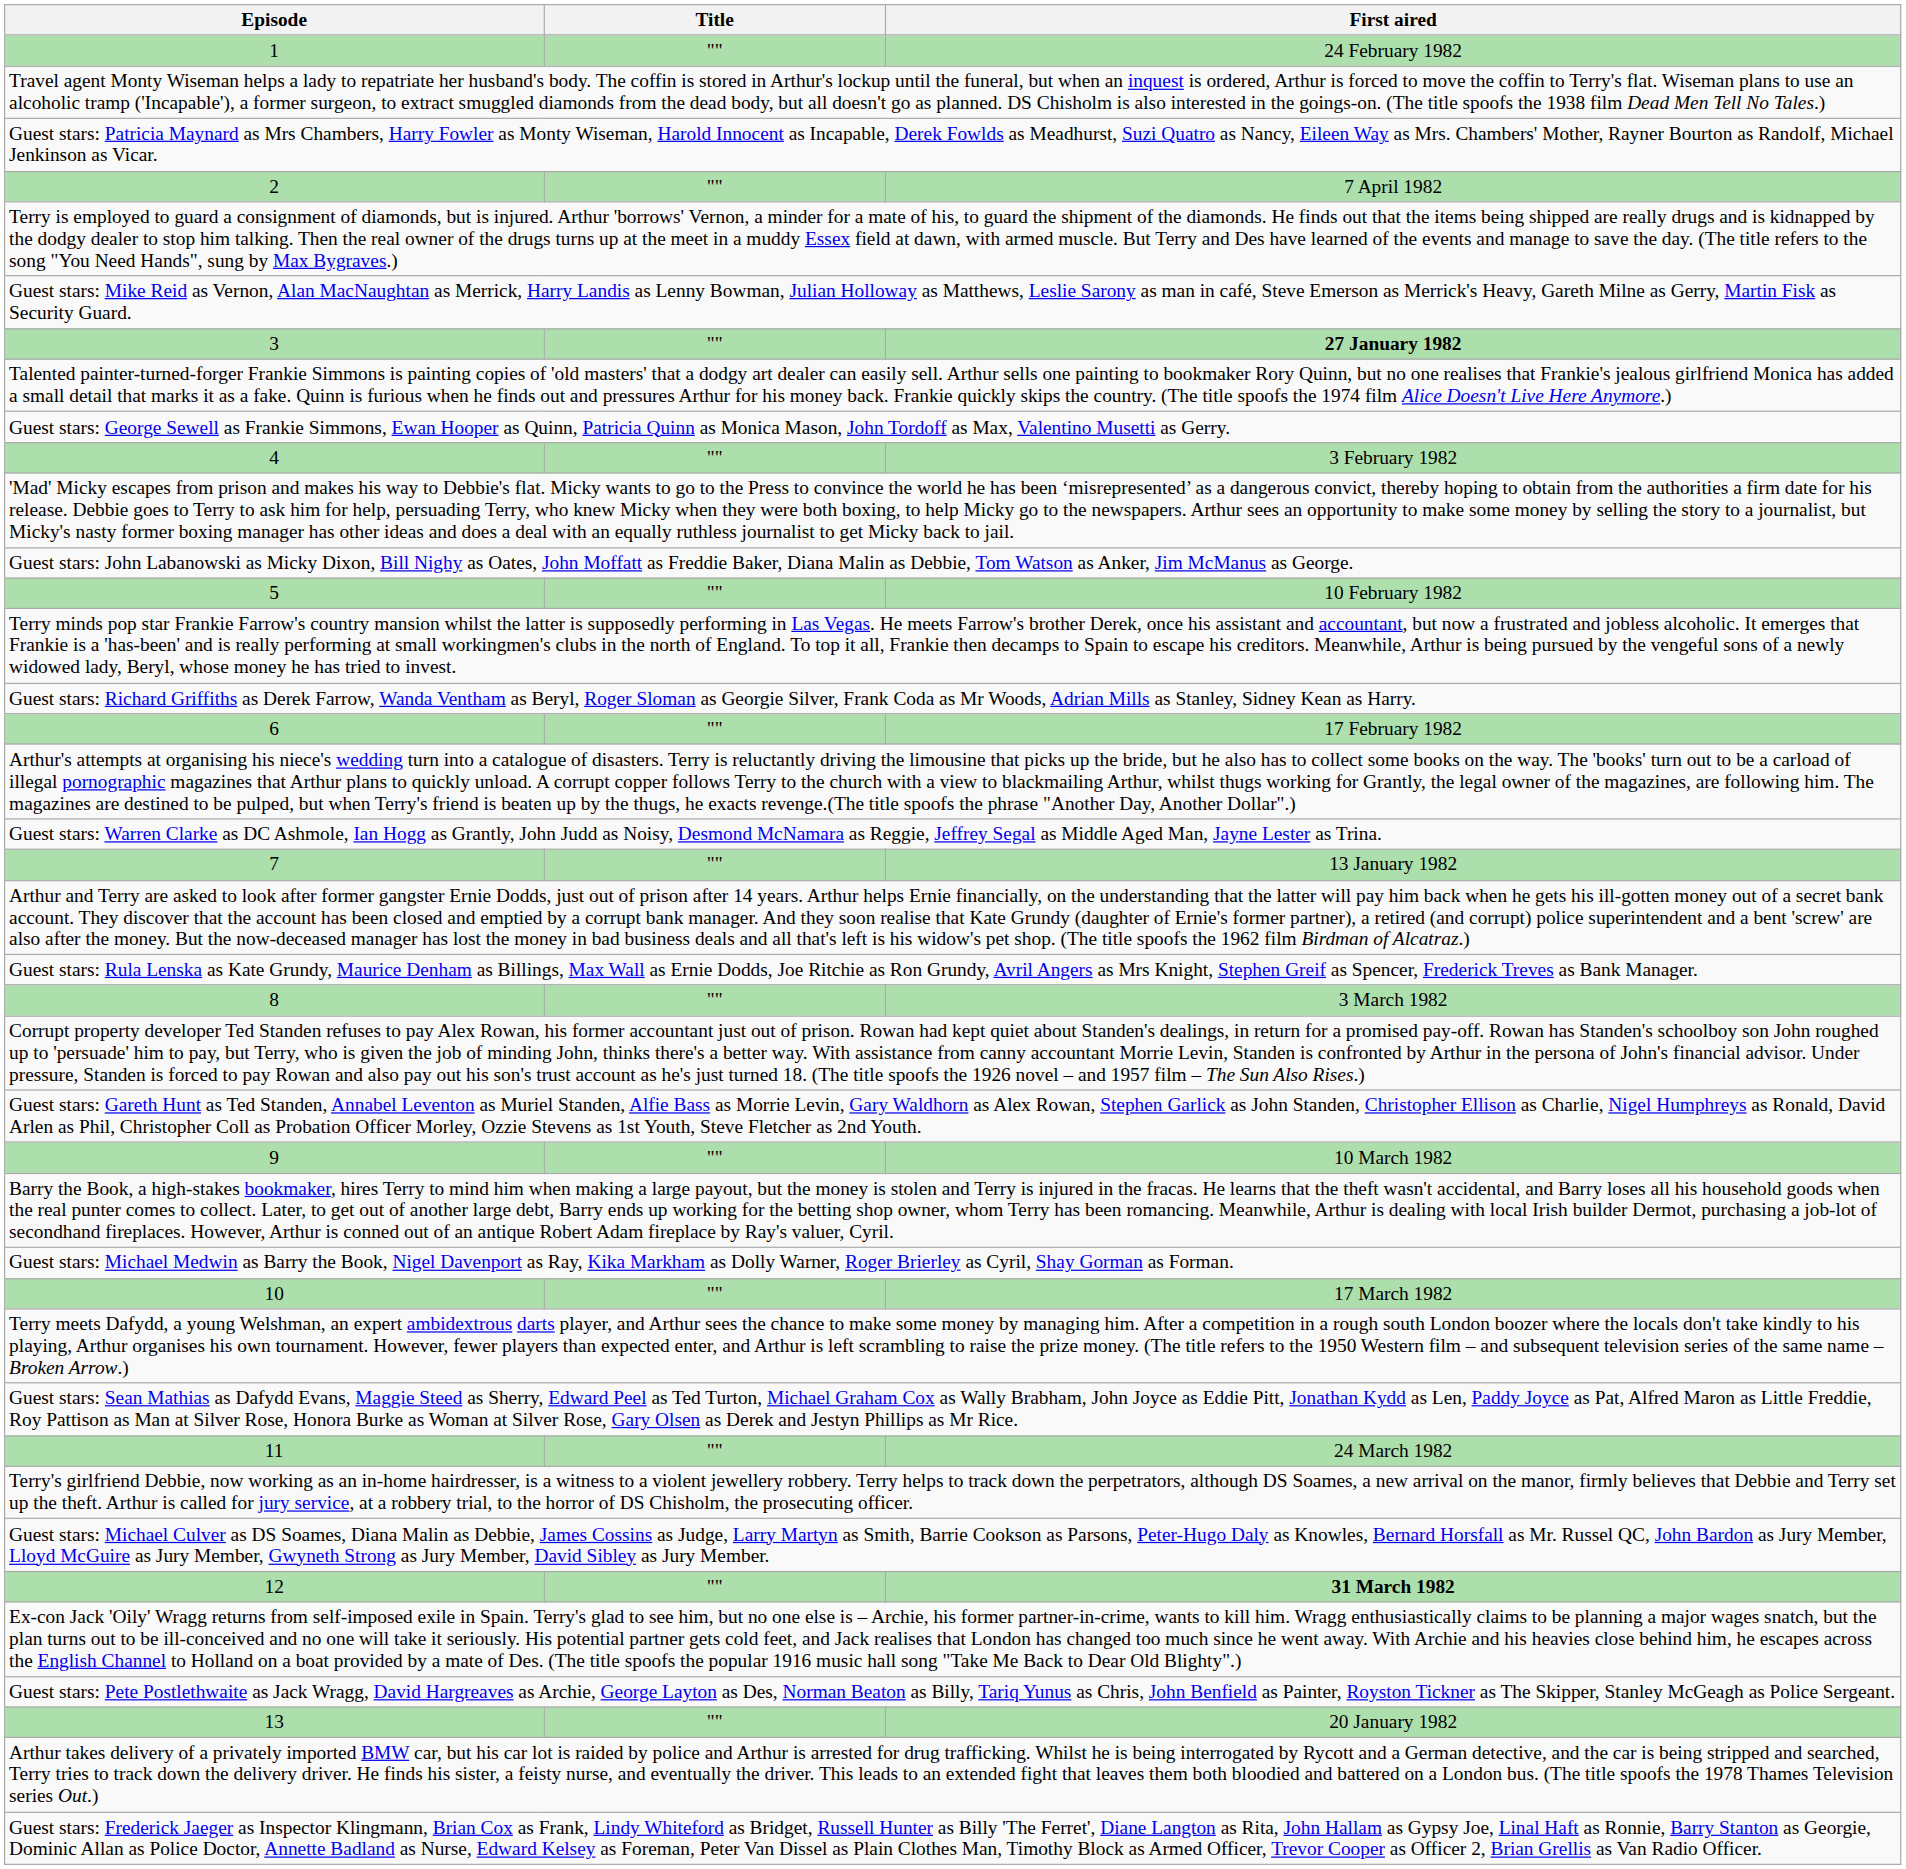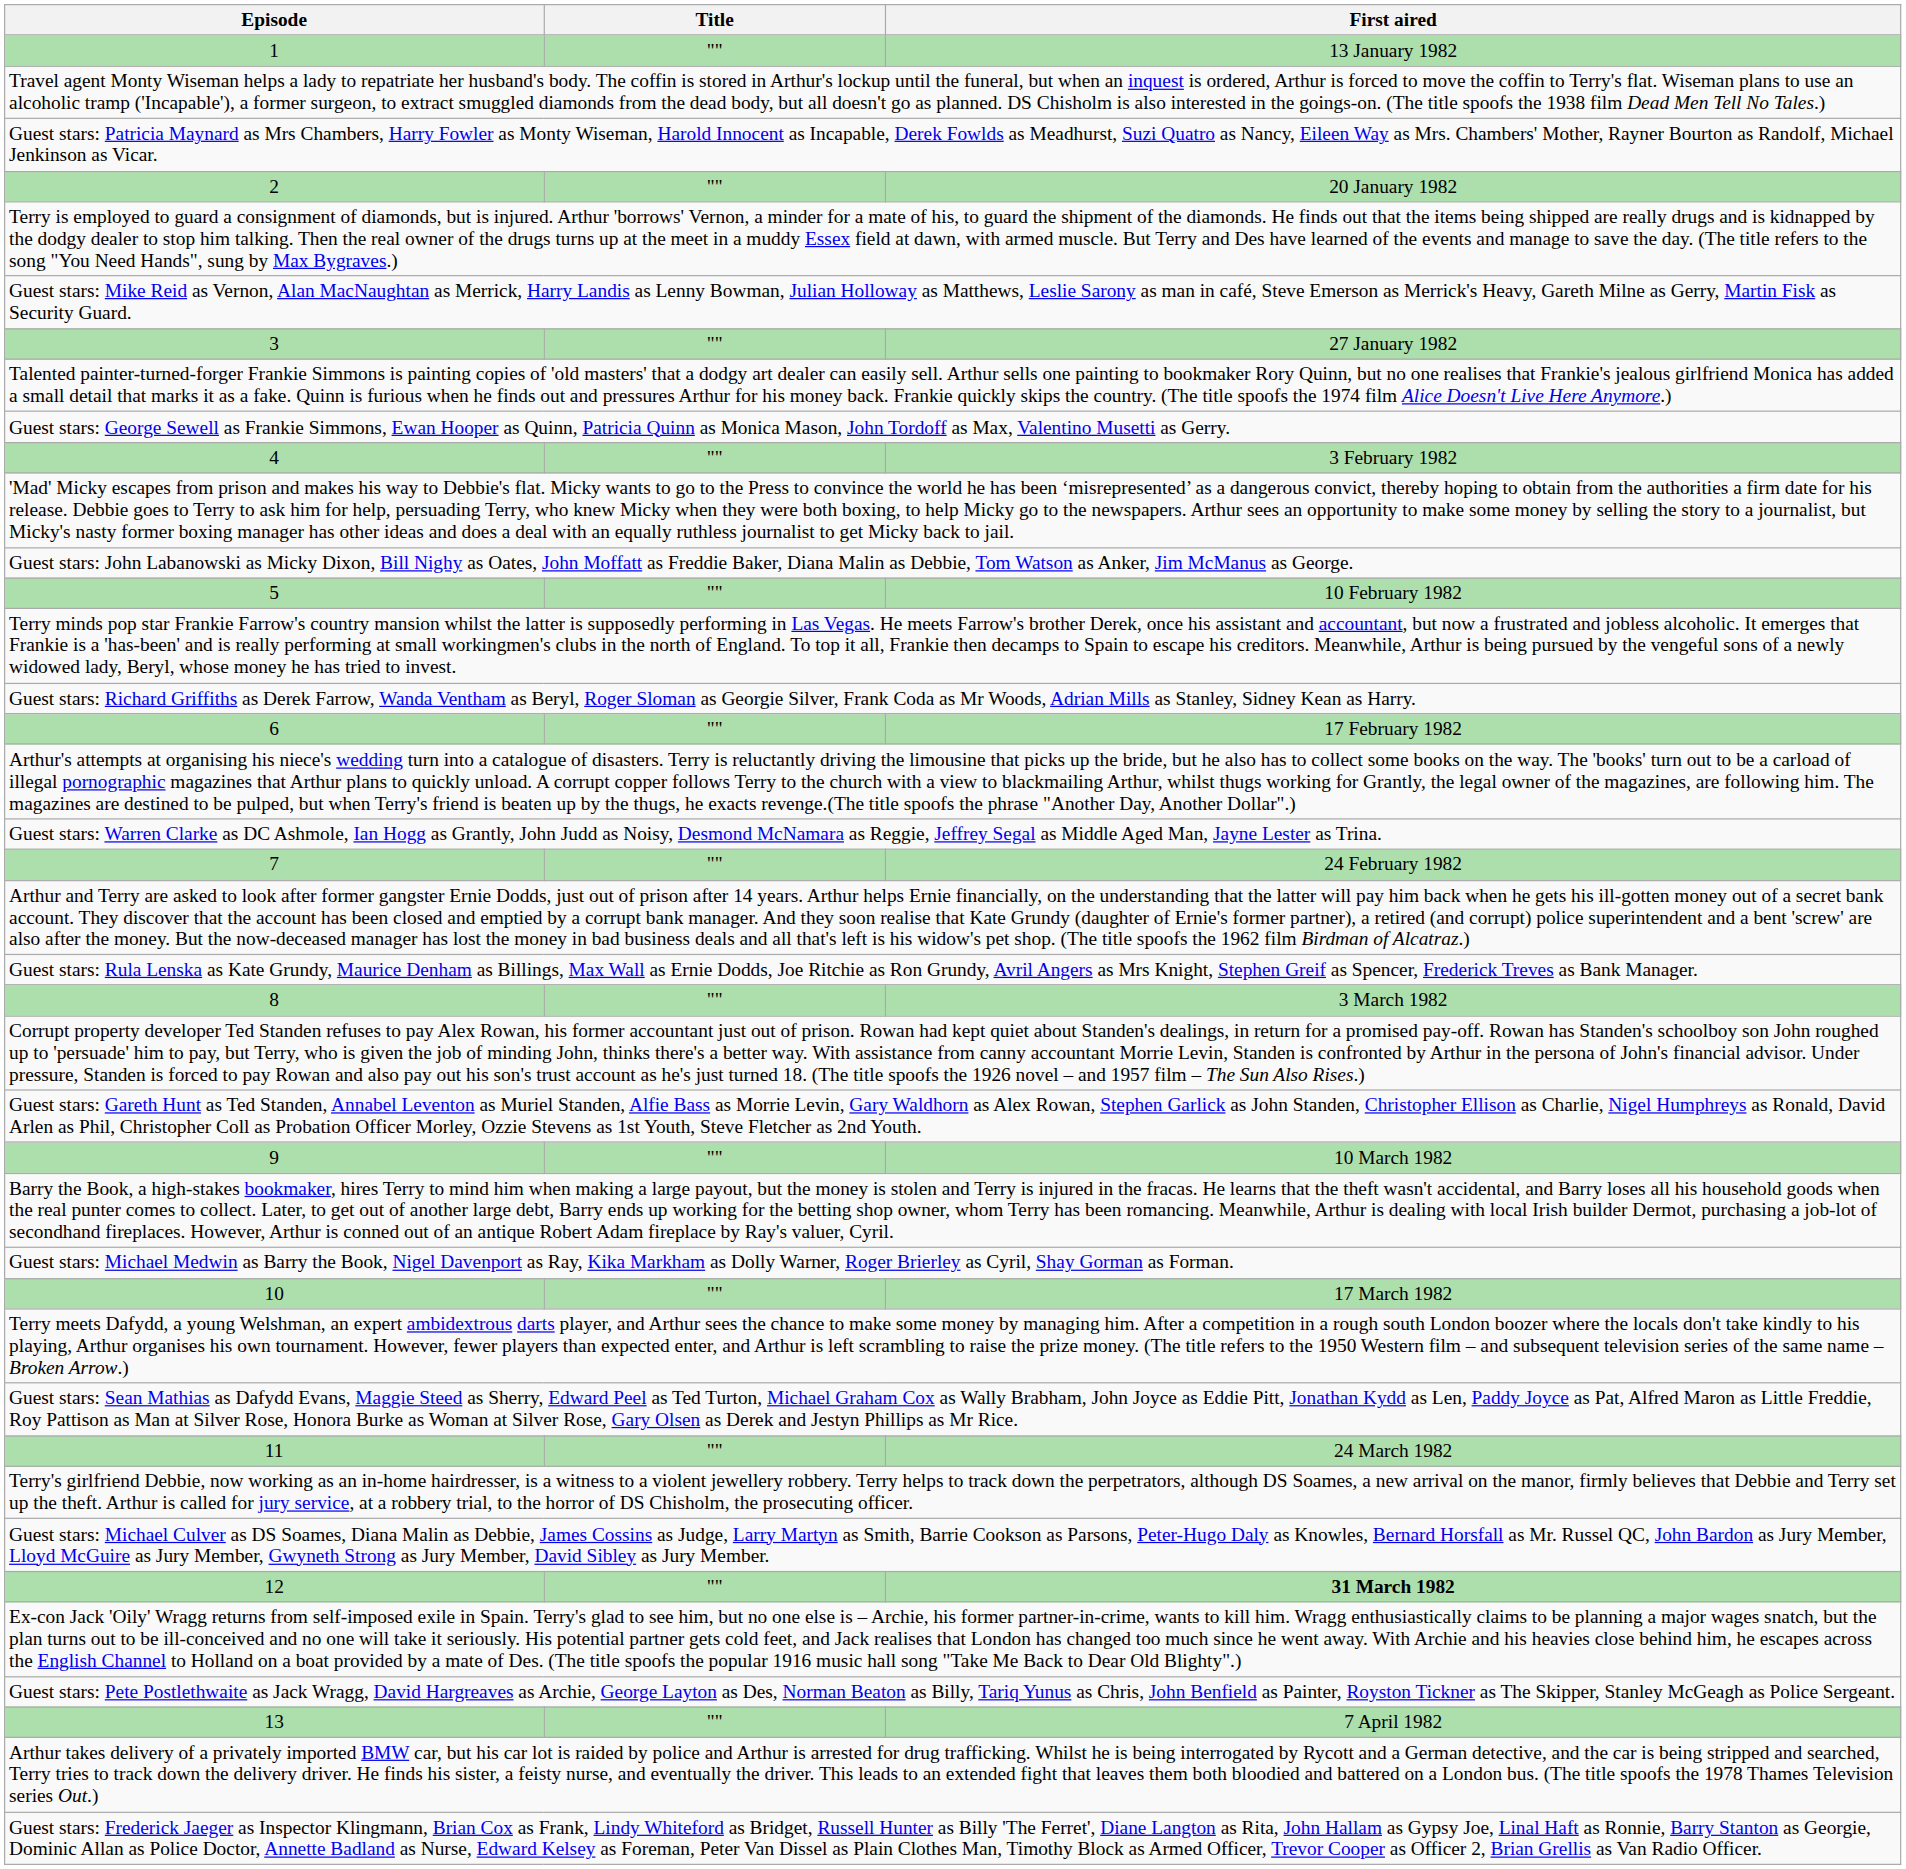(1393, 50) 24 February 1982 -> (1393, 50) 13 January 1982
(1393, 186) 7 April 1982 -> (1393, 186) 20 January 1982
(1393, 343) bold -> (1393, 343) normal
(1393, 864) 13 January 1982 -> (1393, 864) 24 February 1982
(1393, 1722) 20 January 1982 -> (1393, 1722) 7 April 1982
